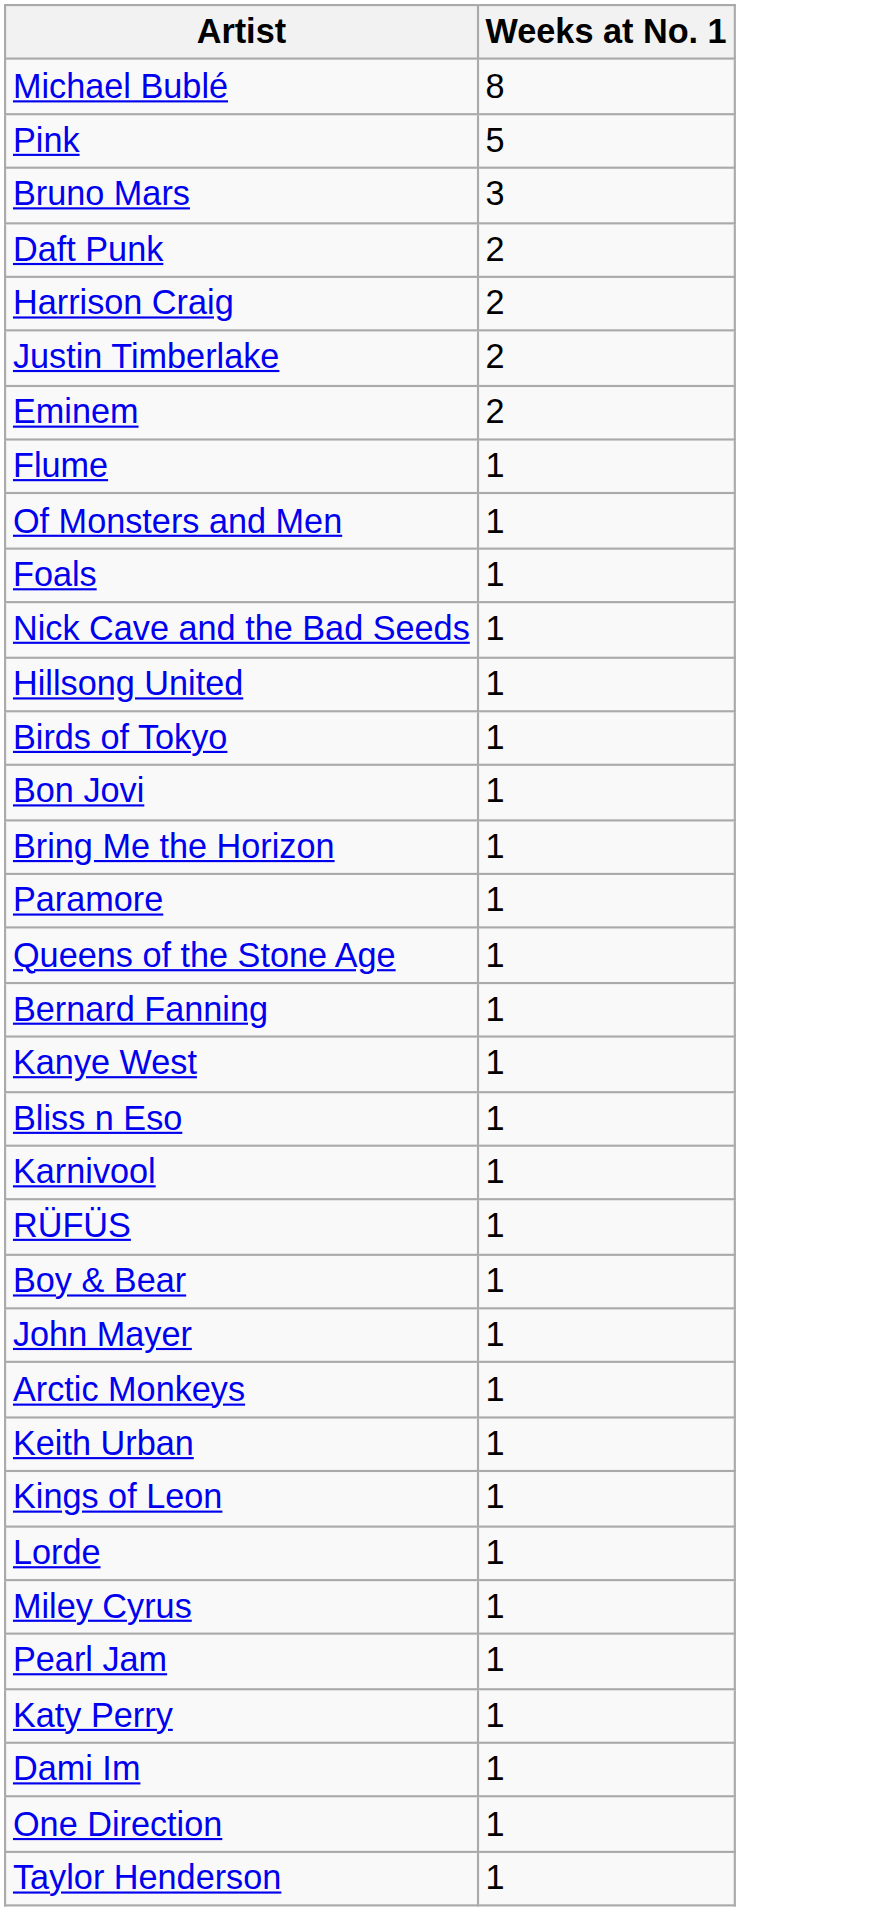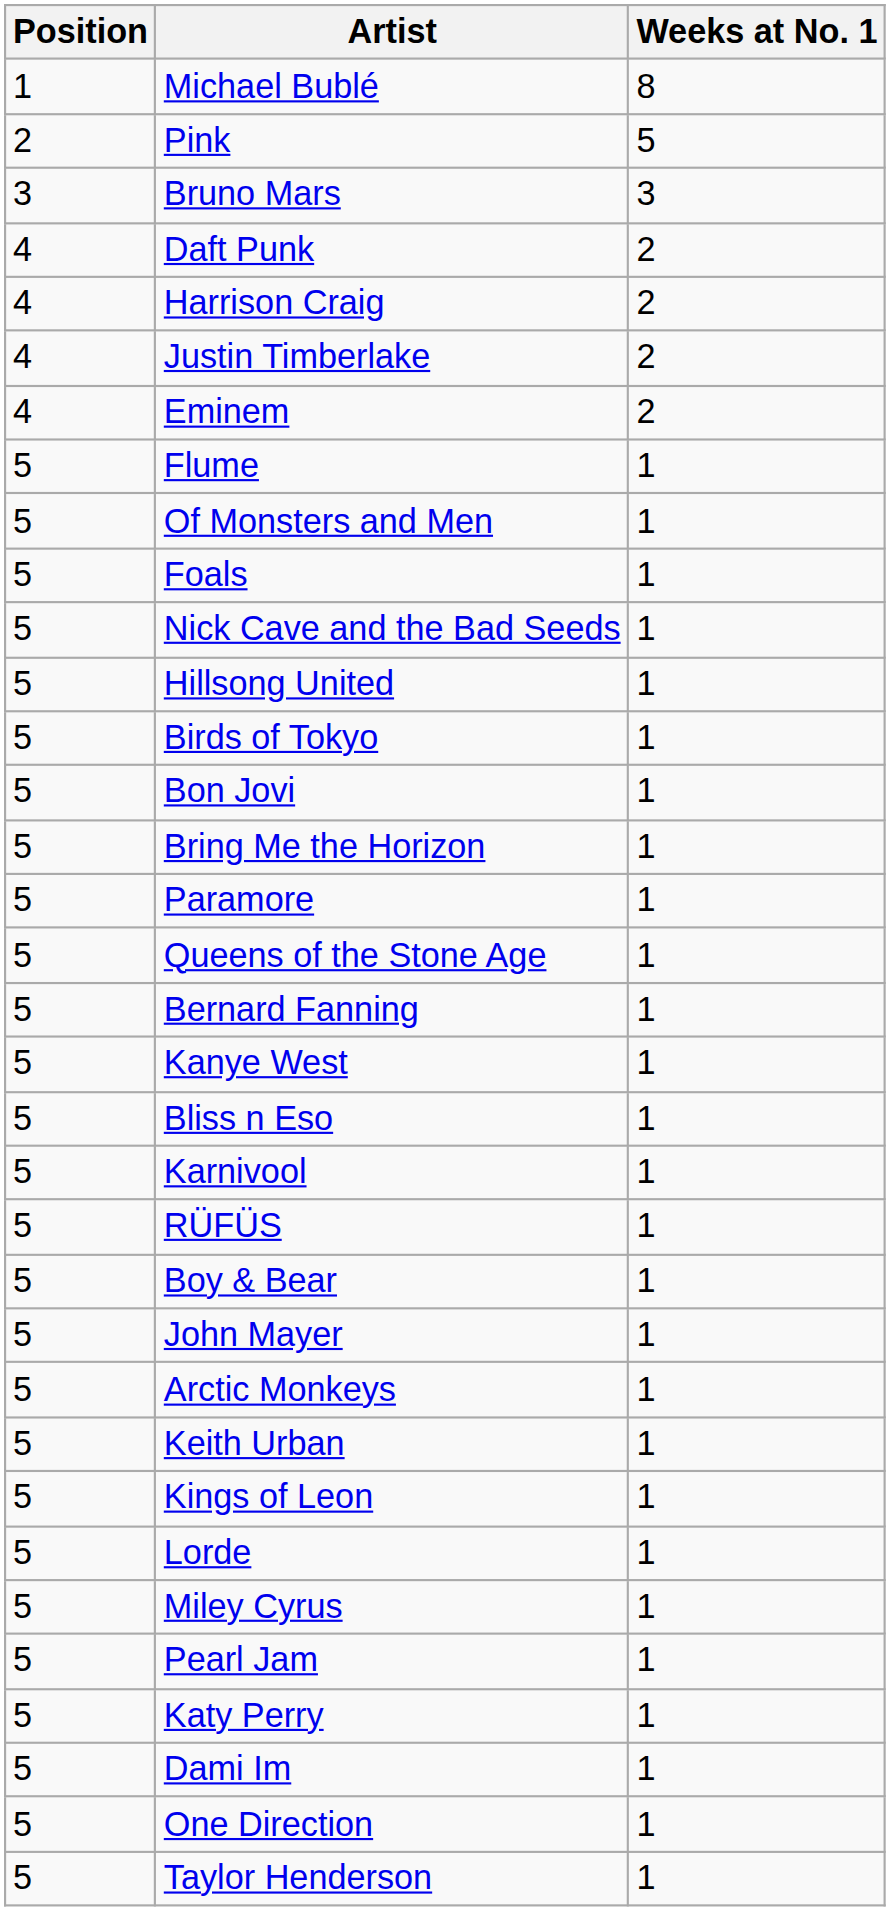+ column: (80, 31)
